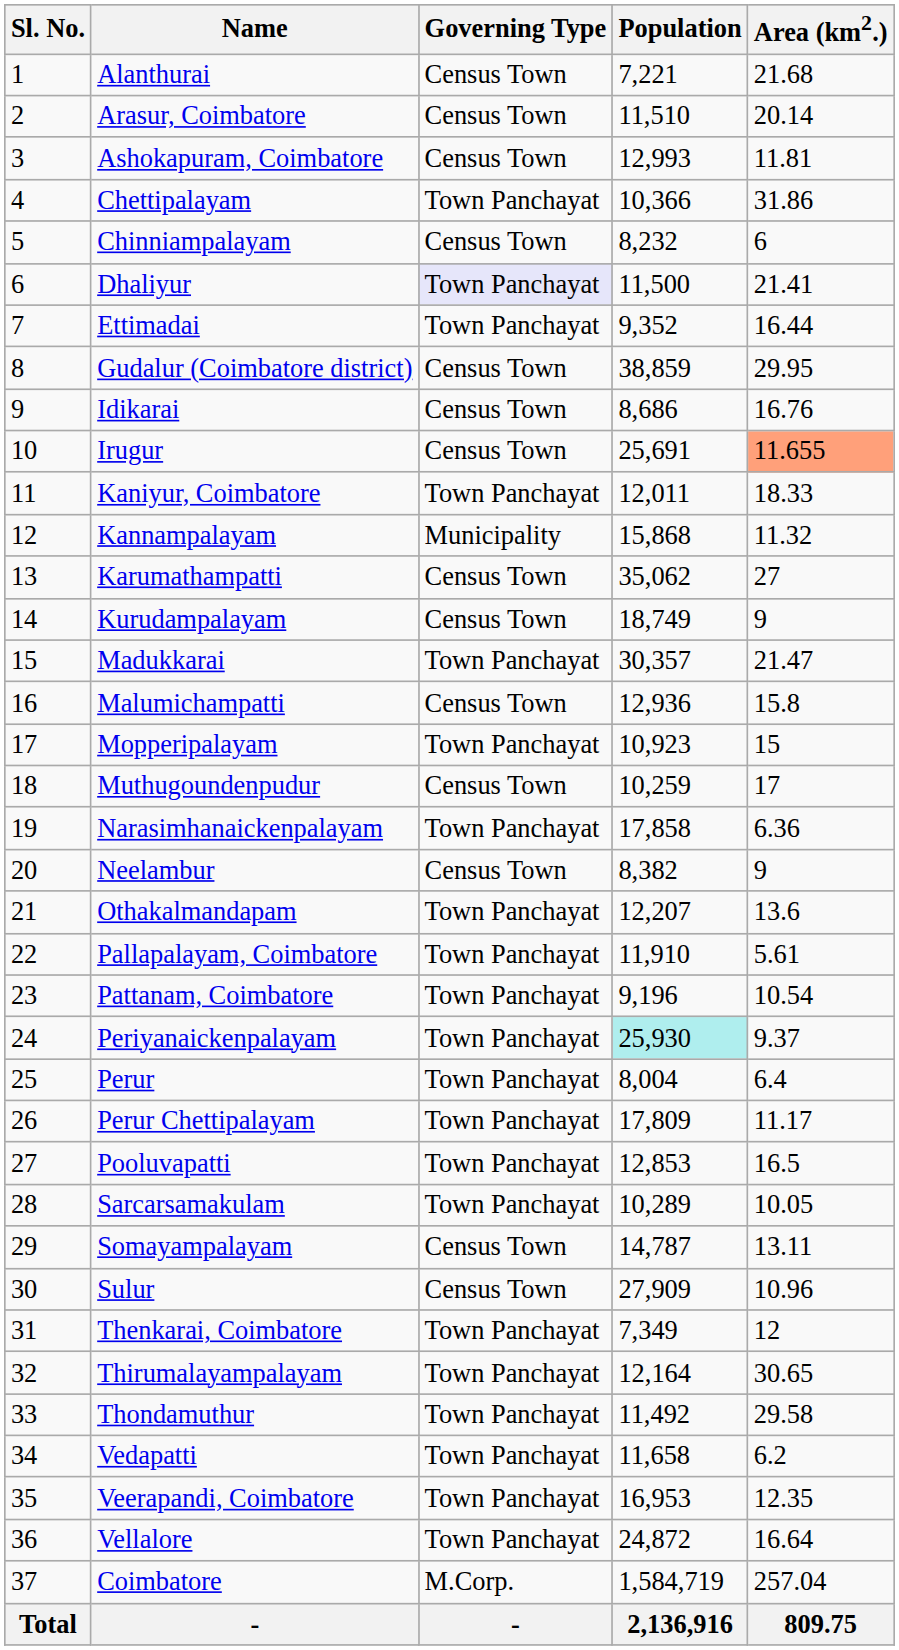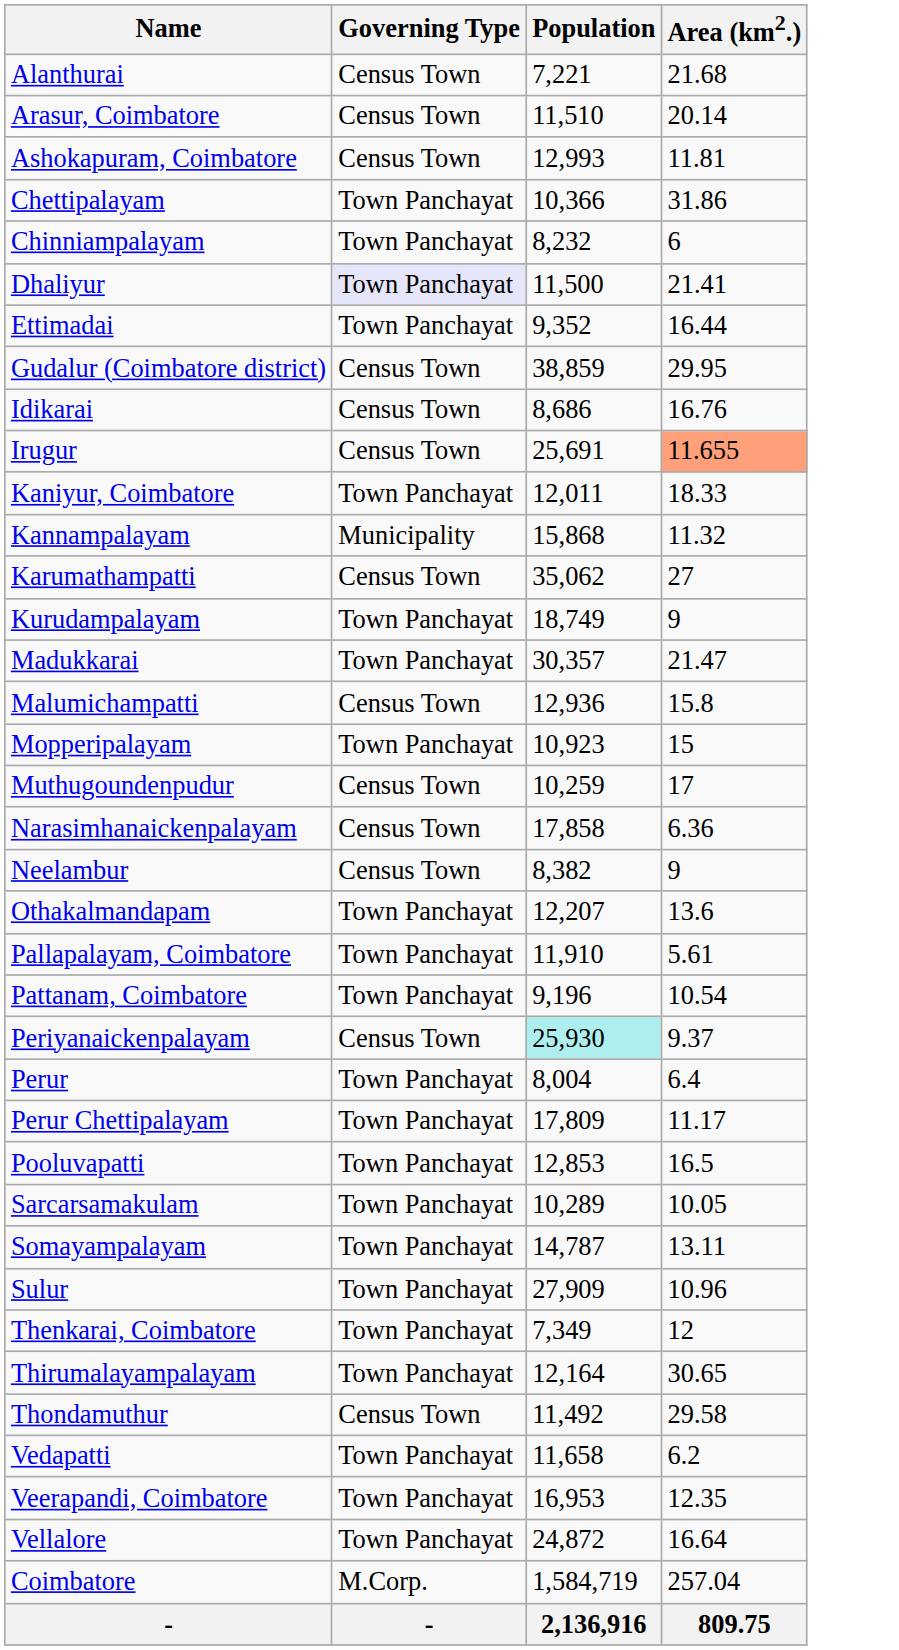- column: (48, 28)
(496, 241) Census Town -> (426, 241) Town Panchayat
(496, 618) Census Town -> (426, 618) Town Panchayat
(512, 828) Town Panchayat -> (409, 828) Census Town
(512, 1037) Town Panchayat -> (409, 1037) Census Town
(496, 1246) Census Town -> (426, 1246) Town Panchayat
(496, 1288) Census Town -> (426, 1288) Town Panchayat
(512, 1414) Town Panchayat -> (409, 1414) Census Town
